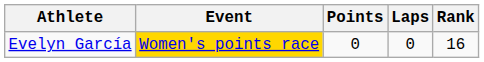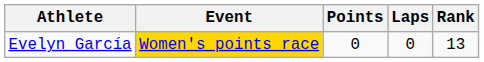(456, 44) 16 -> (456, 44) 13
